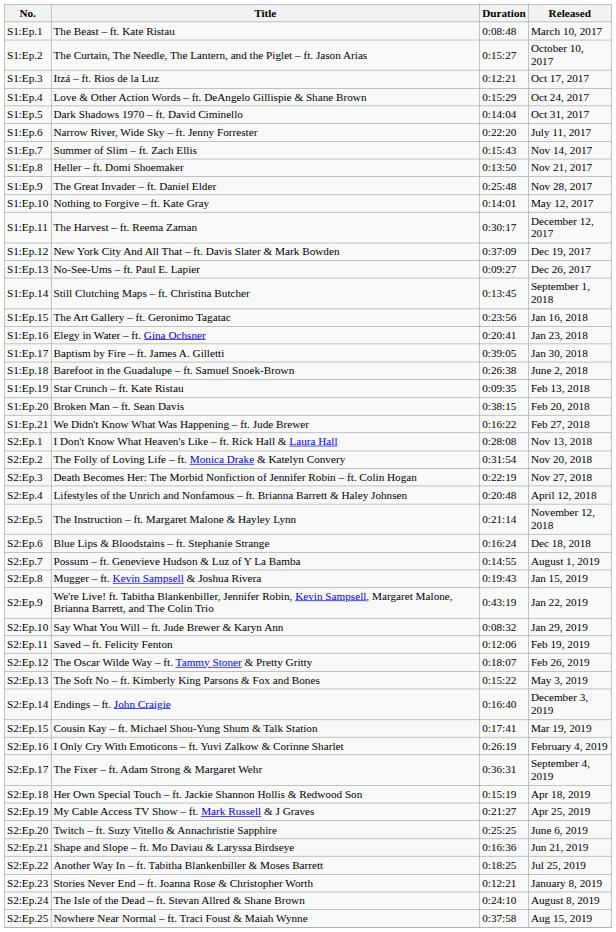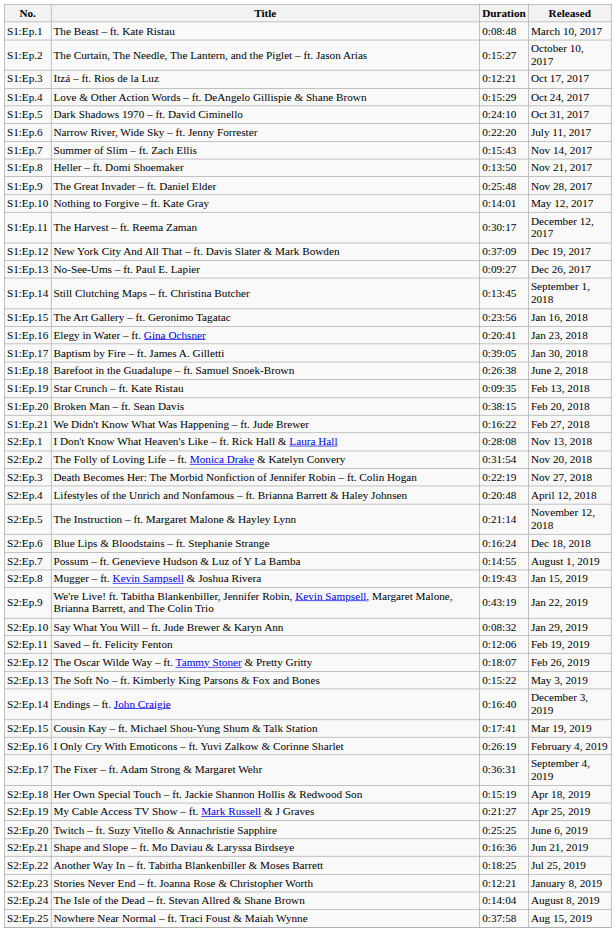(499, 114) 0:14:04 -> (499, 114) 0:24:10
(499, 900) 0:24:10 -> (499, 900) 0:14:04
